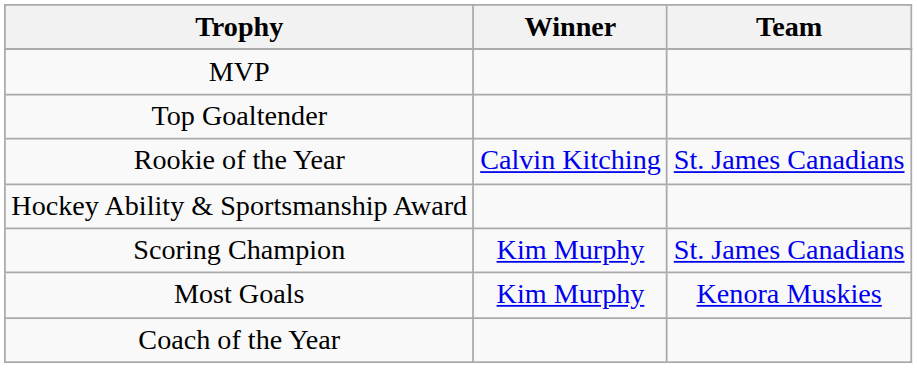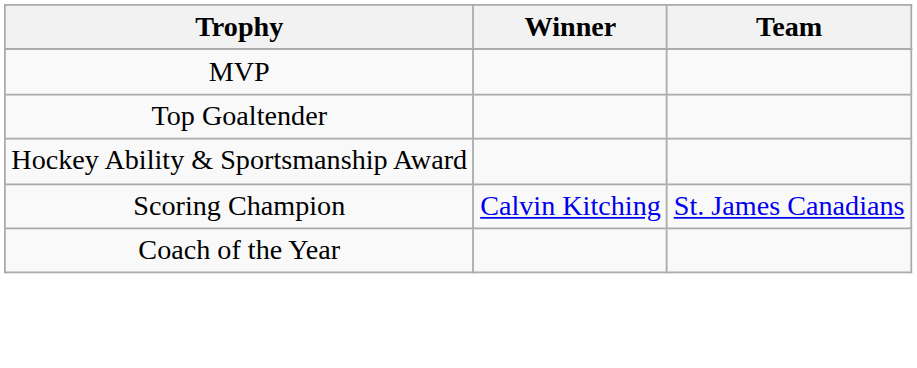- row: (239, 160)
(570, 250) Kim Murphy -> (570, 205) Calvin Kitching
- row: (239, 294)
